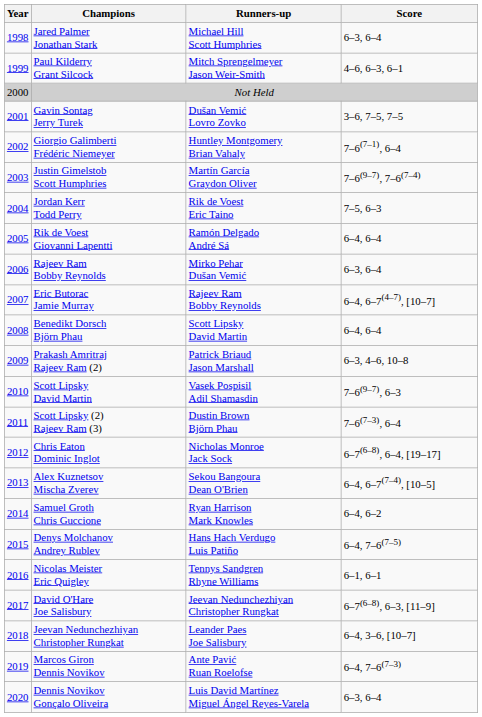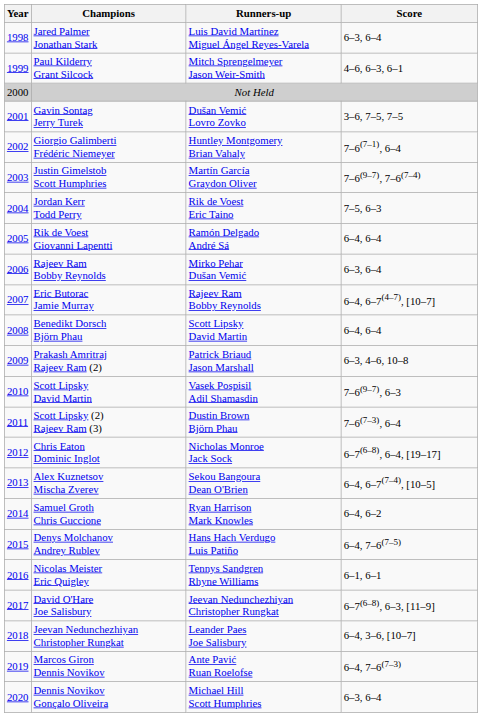(225, 37) Michael Hill Scott Humphries -> (249, 37) Luis David Martínez Miguel Ángel Reyes-Varela
(249, 697) Luis David Martínez Miguel Ángel Reyes-Varela -> (225, 697) Michael Hill Scott Humphries
